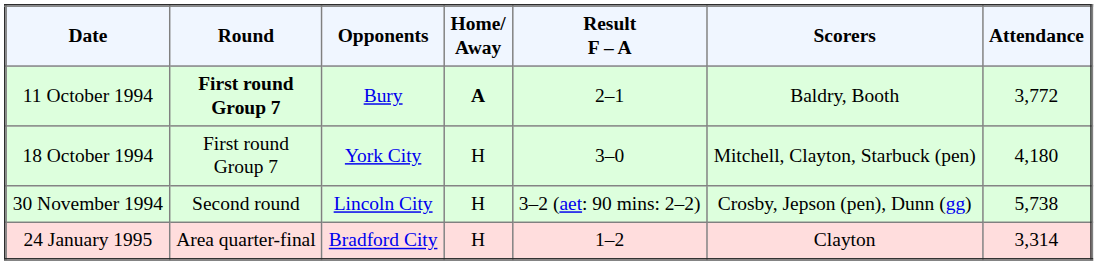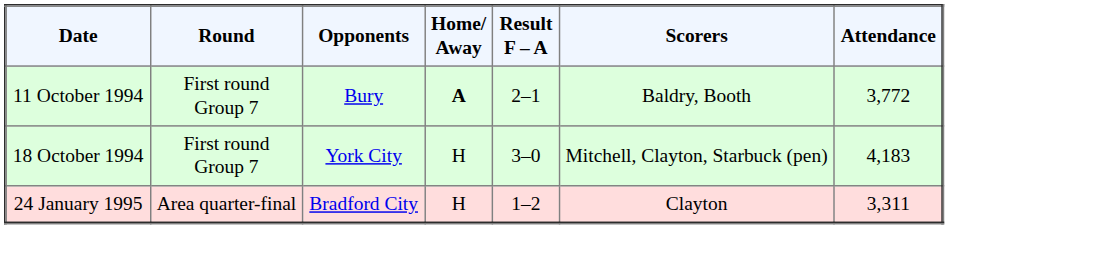(246, 95) bold -> (226, 95) normal
(1036, 155) 4,180 -> (888, 155) 4,183
- row: (88, 203)
(1036, 240) 3,314 -> (888, 203) 3,311
